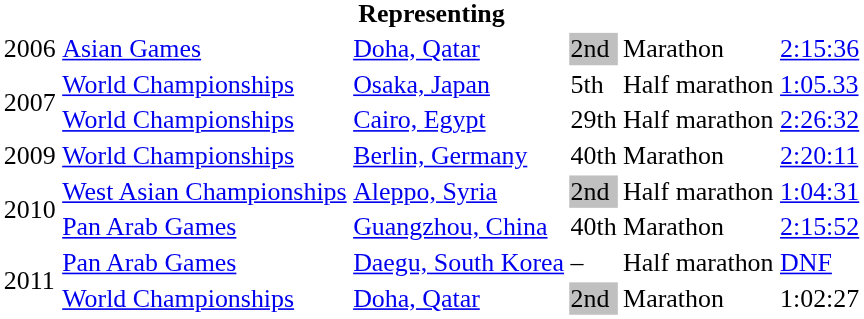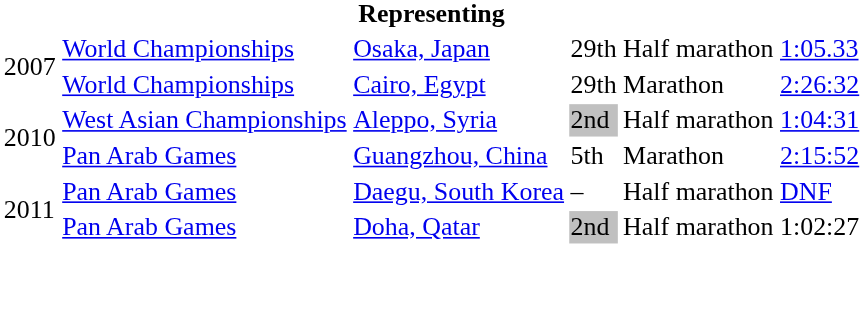- row: (30, 48)
(587, 84) 5th -> (594, 48) 29th
(698, 120) Half marathon -> (673, 84) Marathon
- row: (30, 155)
(594, 226) 40th -> (587, 155) 5th
(178, 298) World Championships -> (149, 226) Pan Arab Games
(673, 298) Marathon -> (698, 226) Half marathon
